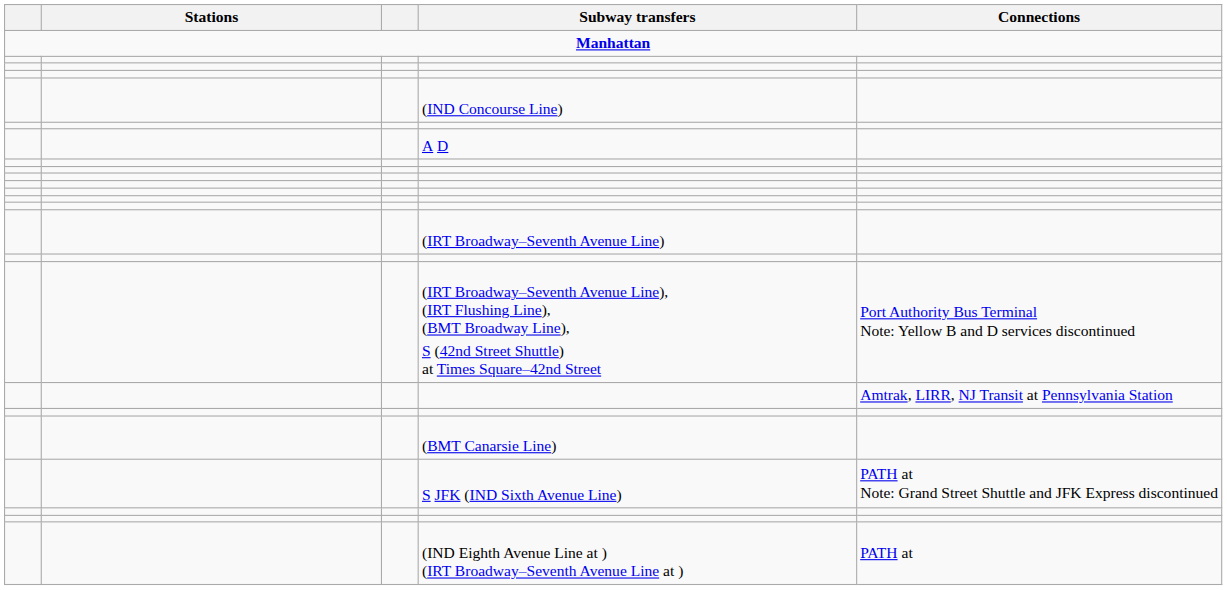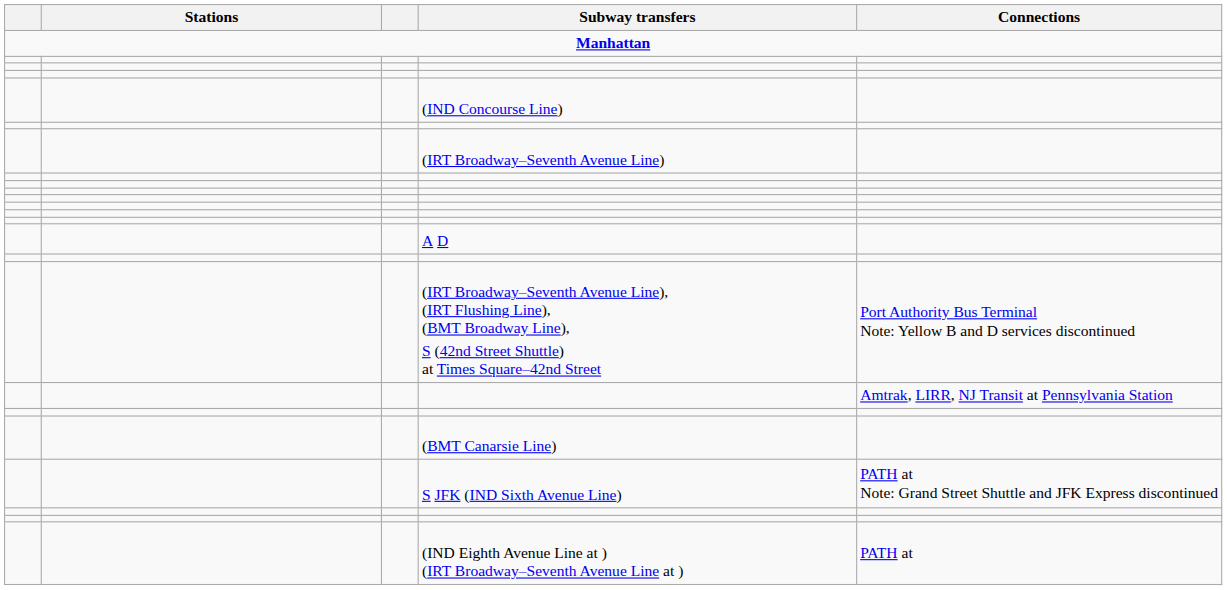rows swapped: (23, 144) <-> (23, 232)
